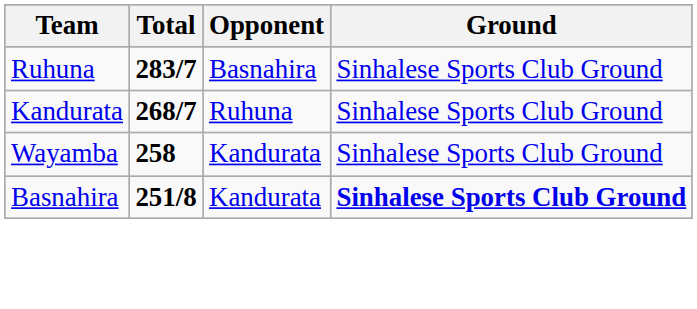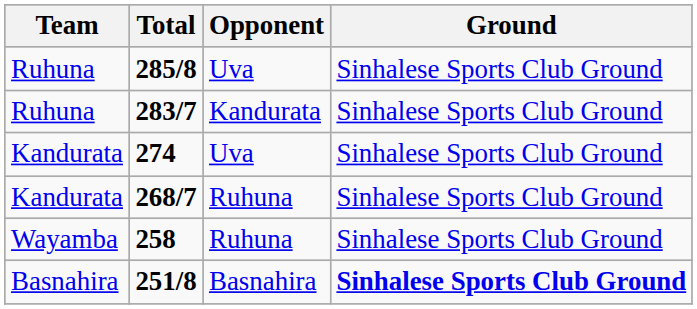+ row: (166, 68)
(263, 68) Basnahira -> (265, 111) Kandurata
+ row: (156, 153)
(265, 153) Kandurata -> (251, 238) Ruhuna
(265, 196) Kandurata -> (263, 281) Basnahira
